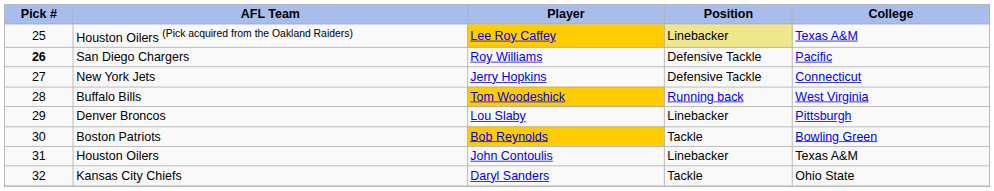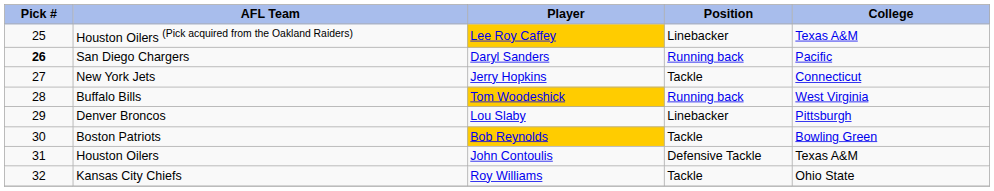(698, 35) khaki background -> (698, 35) no background
(506, 57) Roy Williams -> (510, 57) Daryl Sanders
(714, 57) Defensive Tackle -> (705, 57) Running back
(714, 77) Defensive Tackle -> (685, 77) Tackle
(698, 156) Linebacker -> (714, 156) Defensive Tackle
(510, 176) Daryl Sanders -> (506, 176) Roy Williams
